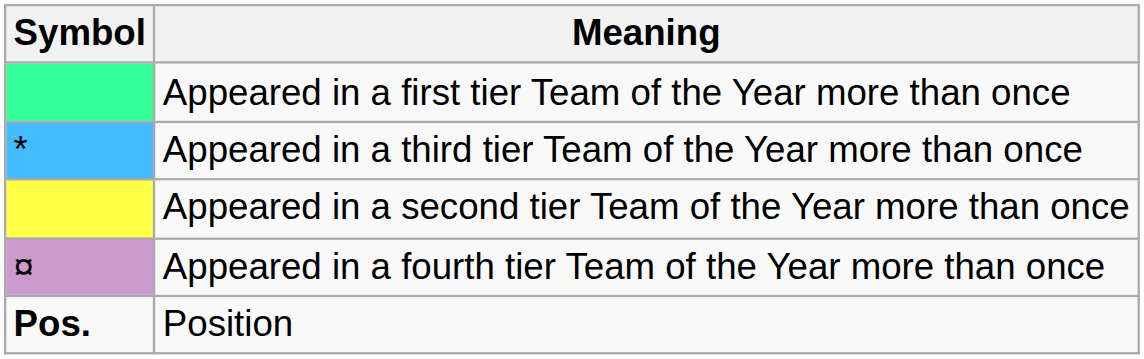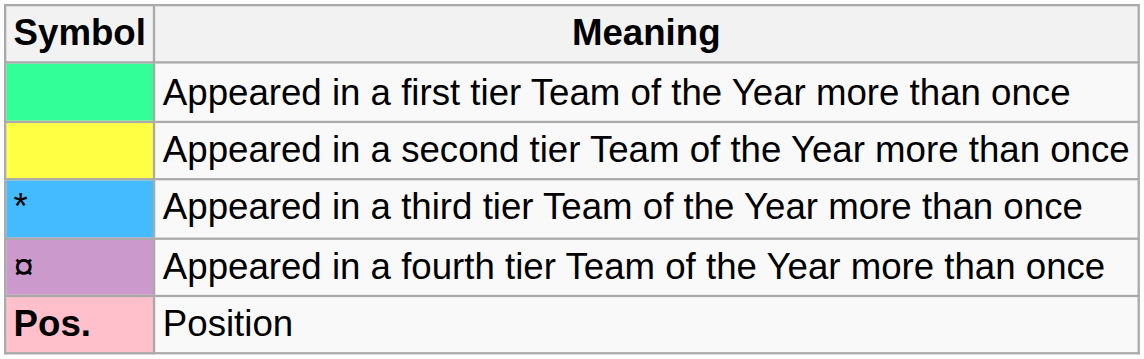rows swapped: (646, 207) <-> (623, 149)
(52, 324) no background -> (52, 324) pink background
